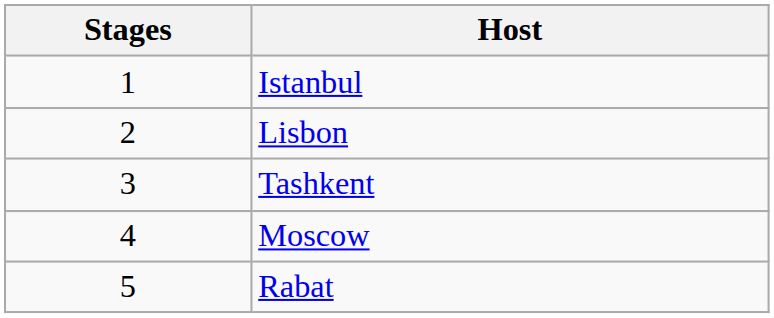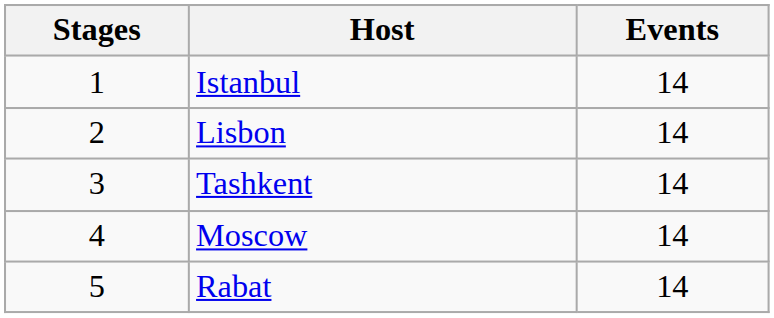+ column: (672, 30)
